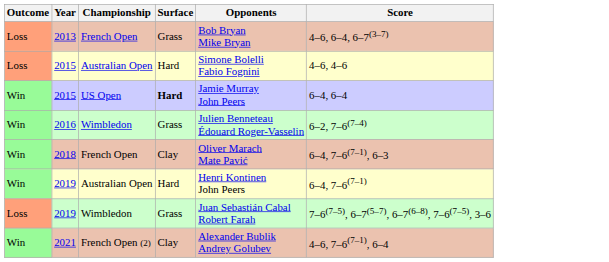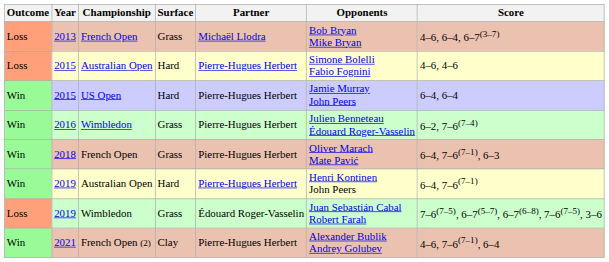+ column: (251, 13)
(170, 95) bold -> (168, 95) normal
(168, 154) Clay -> (170, 154) Grass
